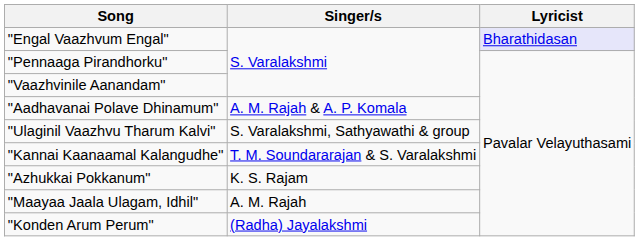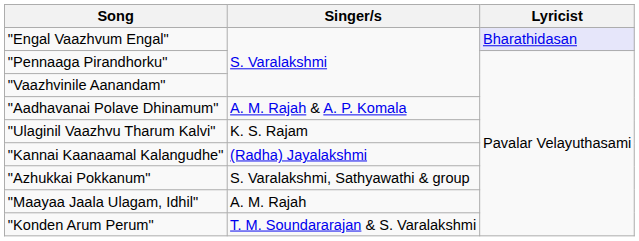(350, 132) S. Varalakshmi, Sathyawathi & group -> (269, 132) K. S. Rajam
(353, 155) T. M. Soundararajan & S. Varalakshmi -> (299, 155) (Radha) Jayalakshmi
(269, 178) K. S. Rajam -> (350, 178) S. Varalakshmi, Sathyawathi & group
(299, 224) (Radha) Jayalakshmi -> (353, 224) T. M. Soundararajan & S. Varalakshmi
